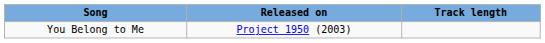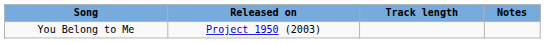+ column: (512, 13)
